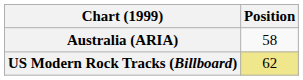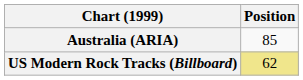(270, 39) 58 -> (270, 39) 85
